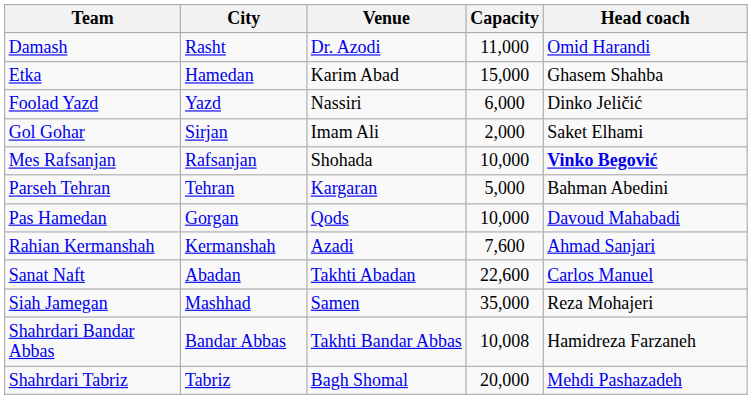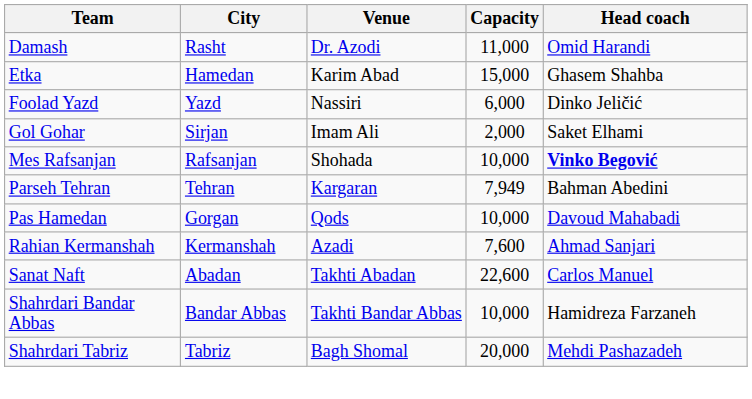(505, 189) 5,000 -> (505, 189) 7,949
- row: (58, 302)
(505, 341) 10,008 -> (505, 312) 10,000
